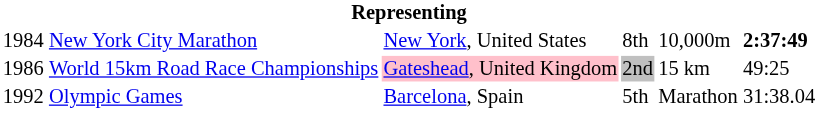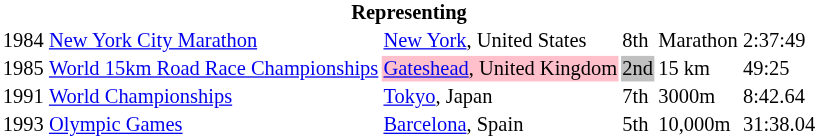(694, 40) 10,000m -> (698, 40) Marathon
(775, 40) bold -> (774, 40) normal
(23, 68) 1986 -> (23, 68) 1985
+ row: (141, 96)
(23, 96) 1992 -> (23, 124) 1993
(698, 96) Marathon -> (694, 124) 10,000m
